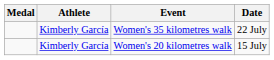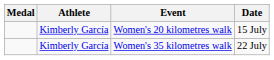rows swapped: (173, 47) <-> (173, 30)
